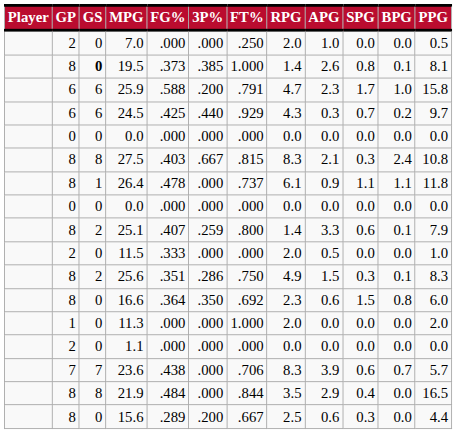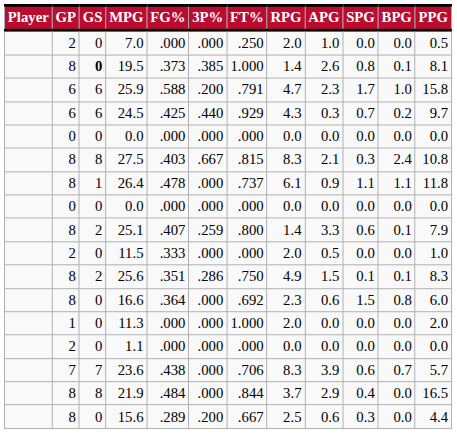(366, 276) 0.3 -> (366, 276) 0.1
(210, 299) .350 -> (210, 299) .000
(292, 393) 3.5 -> (292, 393) 3.7
